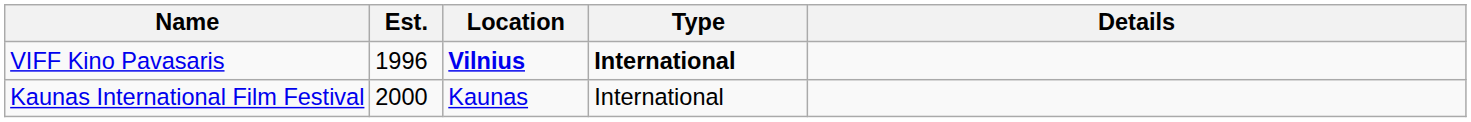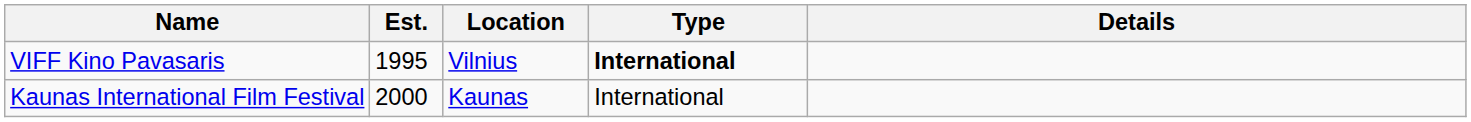(401, 60) 1996 -> (401, 60) 1995
(487, 60) bold -> (483, 60) normal
